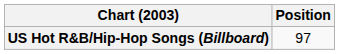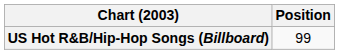(303, 37) 97 -> (303, 37) 99
